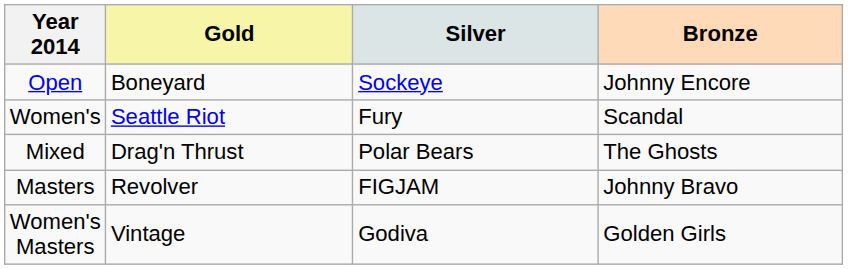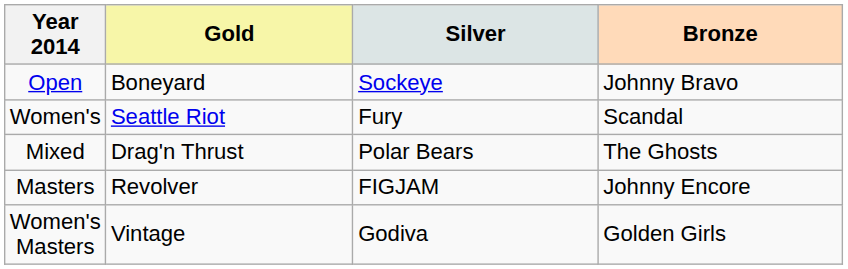(677, 81) Johnny Encore -> (671, 81) Johnny Bravo
(671, 186) Johnny Bravo -> (677, 186) Johnny Encore
